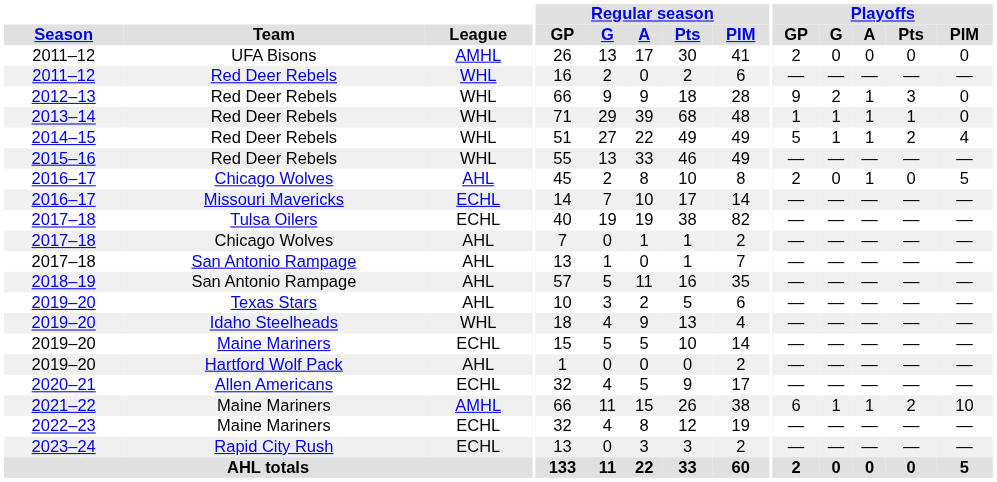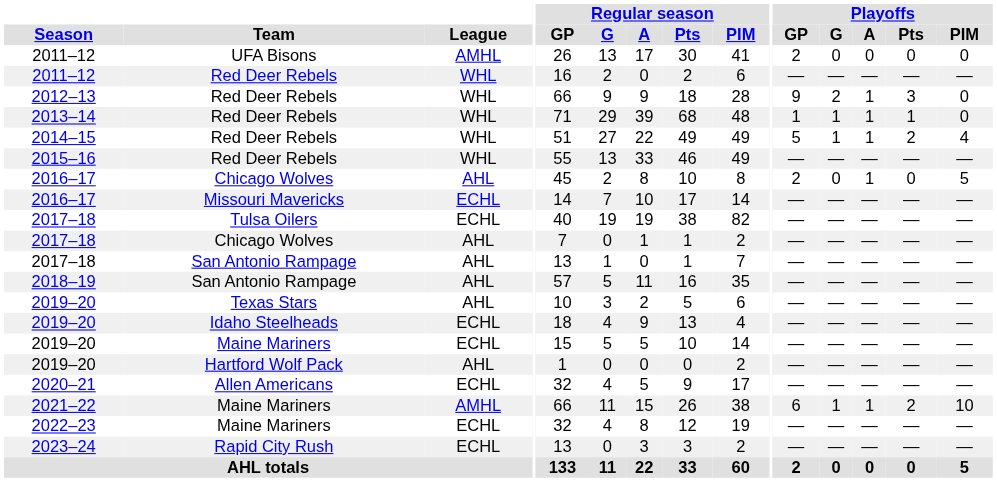(478, 323) WHL -> (478, 323) ECHL
